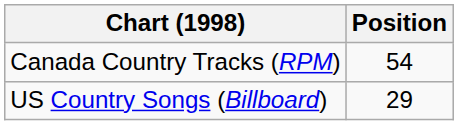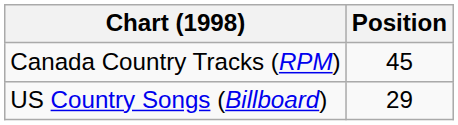(399, 61) 54 -> (399, 61) 45
